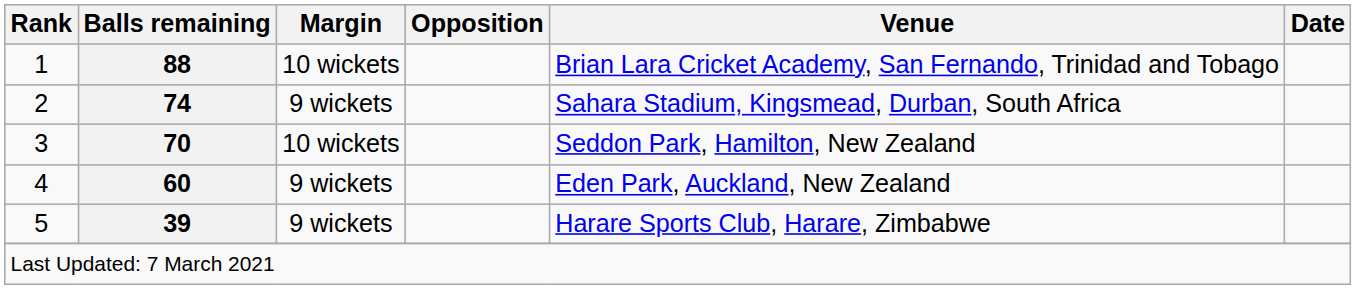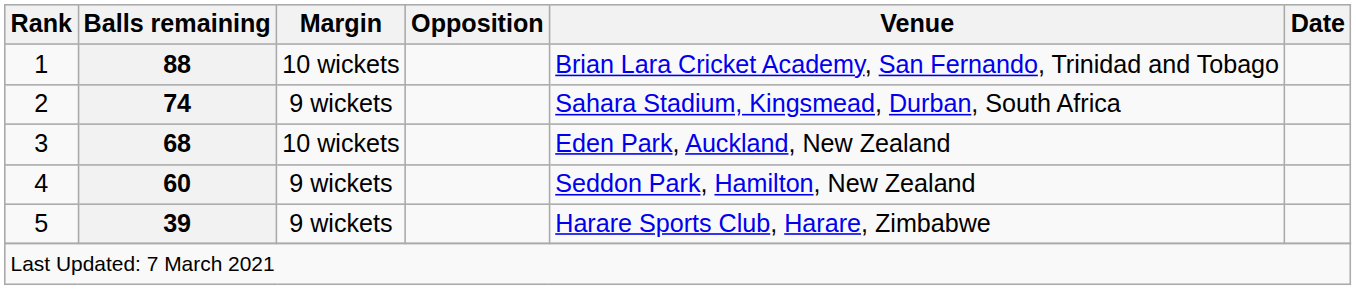(177, 143) 70 -> (177, 143) 68
(765, 143) Seddon Park, Hamilton, New Zealand -> (753, 143) Eden Park, Auckland, New Zealand
(753, 183) Eden Park, Auckland, New Zealand -> (765, 183) Seddon Park, Hamilton, New Zealand
